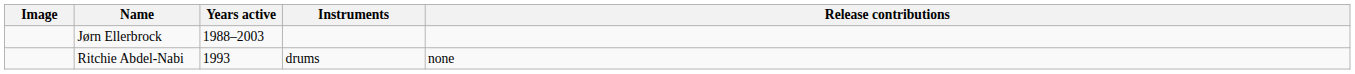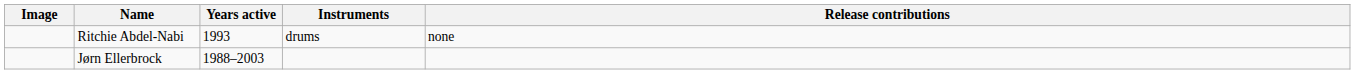rows swapped: (120, 36) <-> (131, 58)
